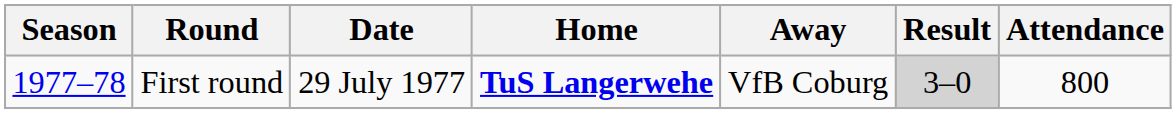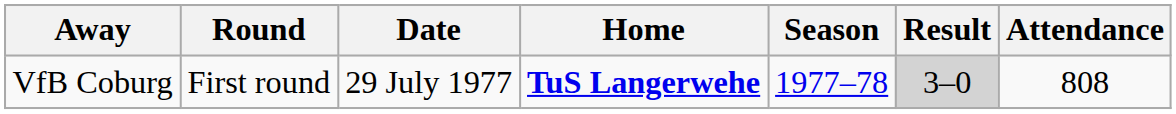columns swapped: (69, 30) <-> (808, 30)
(1085, 81) 800 -> (1085, 81) 808
